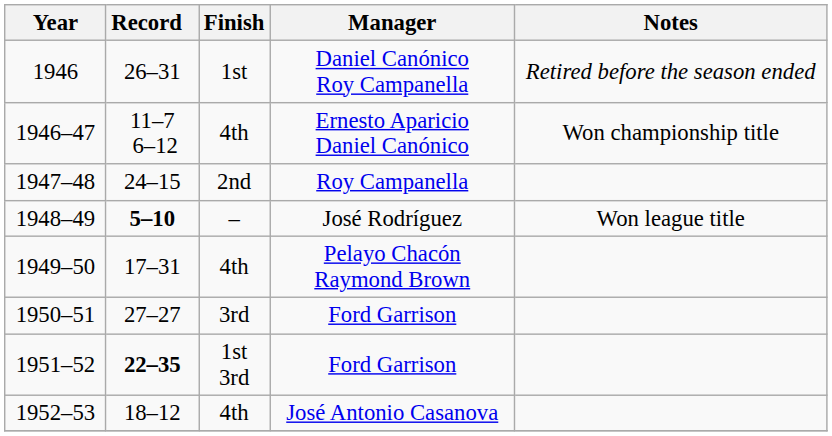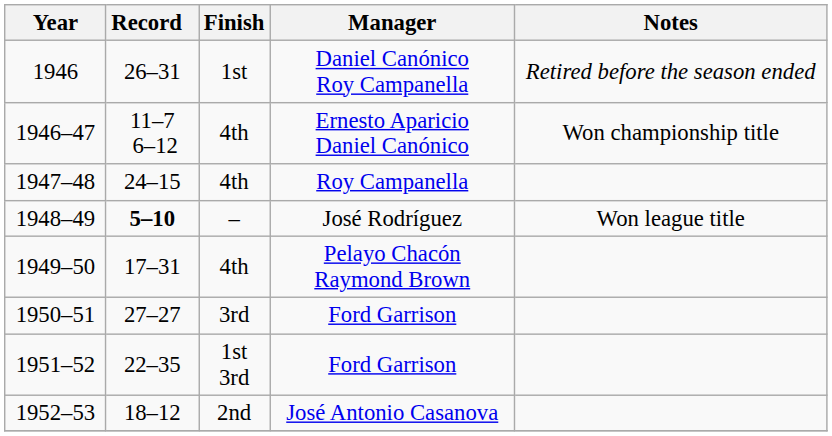(234, 181) 2nd -> (234, 181) 4th
(152, 364) bold -> (152, 364) normal
(234, 413) 4th -> (234, 413) 2nd
